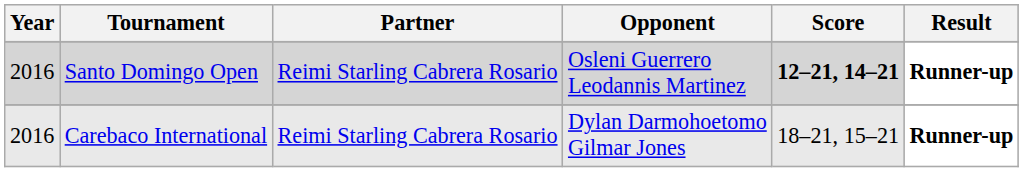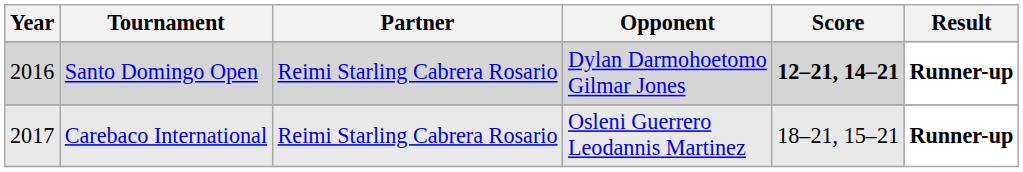(657, 72) Osleni Guerrero Leodannis Martinez -> (667, 72) Dylan Darmohoetomo Gilmar Jones
(32, 135) 2016 -> (32, 135) 2017
(667, 135) Dylan Darmohoetomo Gilmar Jones -> (657, 135) Osleni Guerrero Leodannis Martinez
